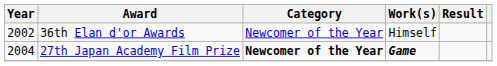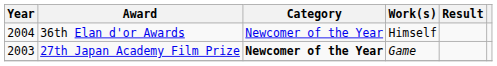(21, 32) 2002 -> (21, 32) 2004
(21, 51) 2004 -> (21, 51) 2003
(402, 51) bold -> (402, 51) normal
